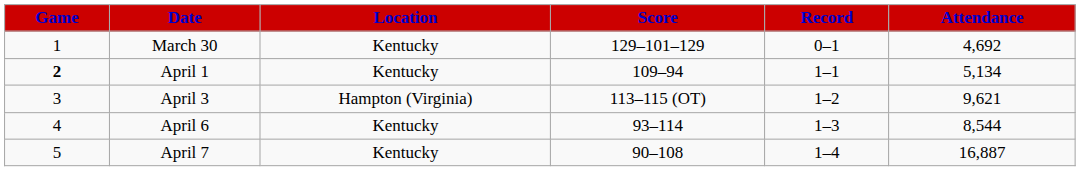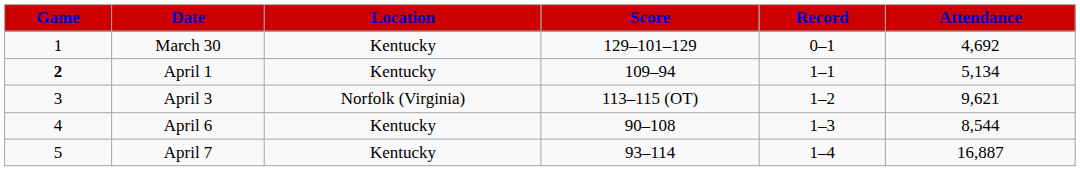(405, 98) Hampton (Virginia) -> (403, 98) Norfolk (Virginia)
(658, 125) 93–114 -> (650, 125) 90–108
(658, 152) 90–108 -> (650, 152) 93–114
